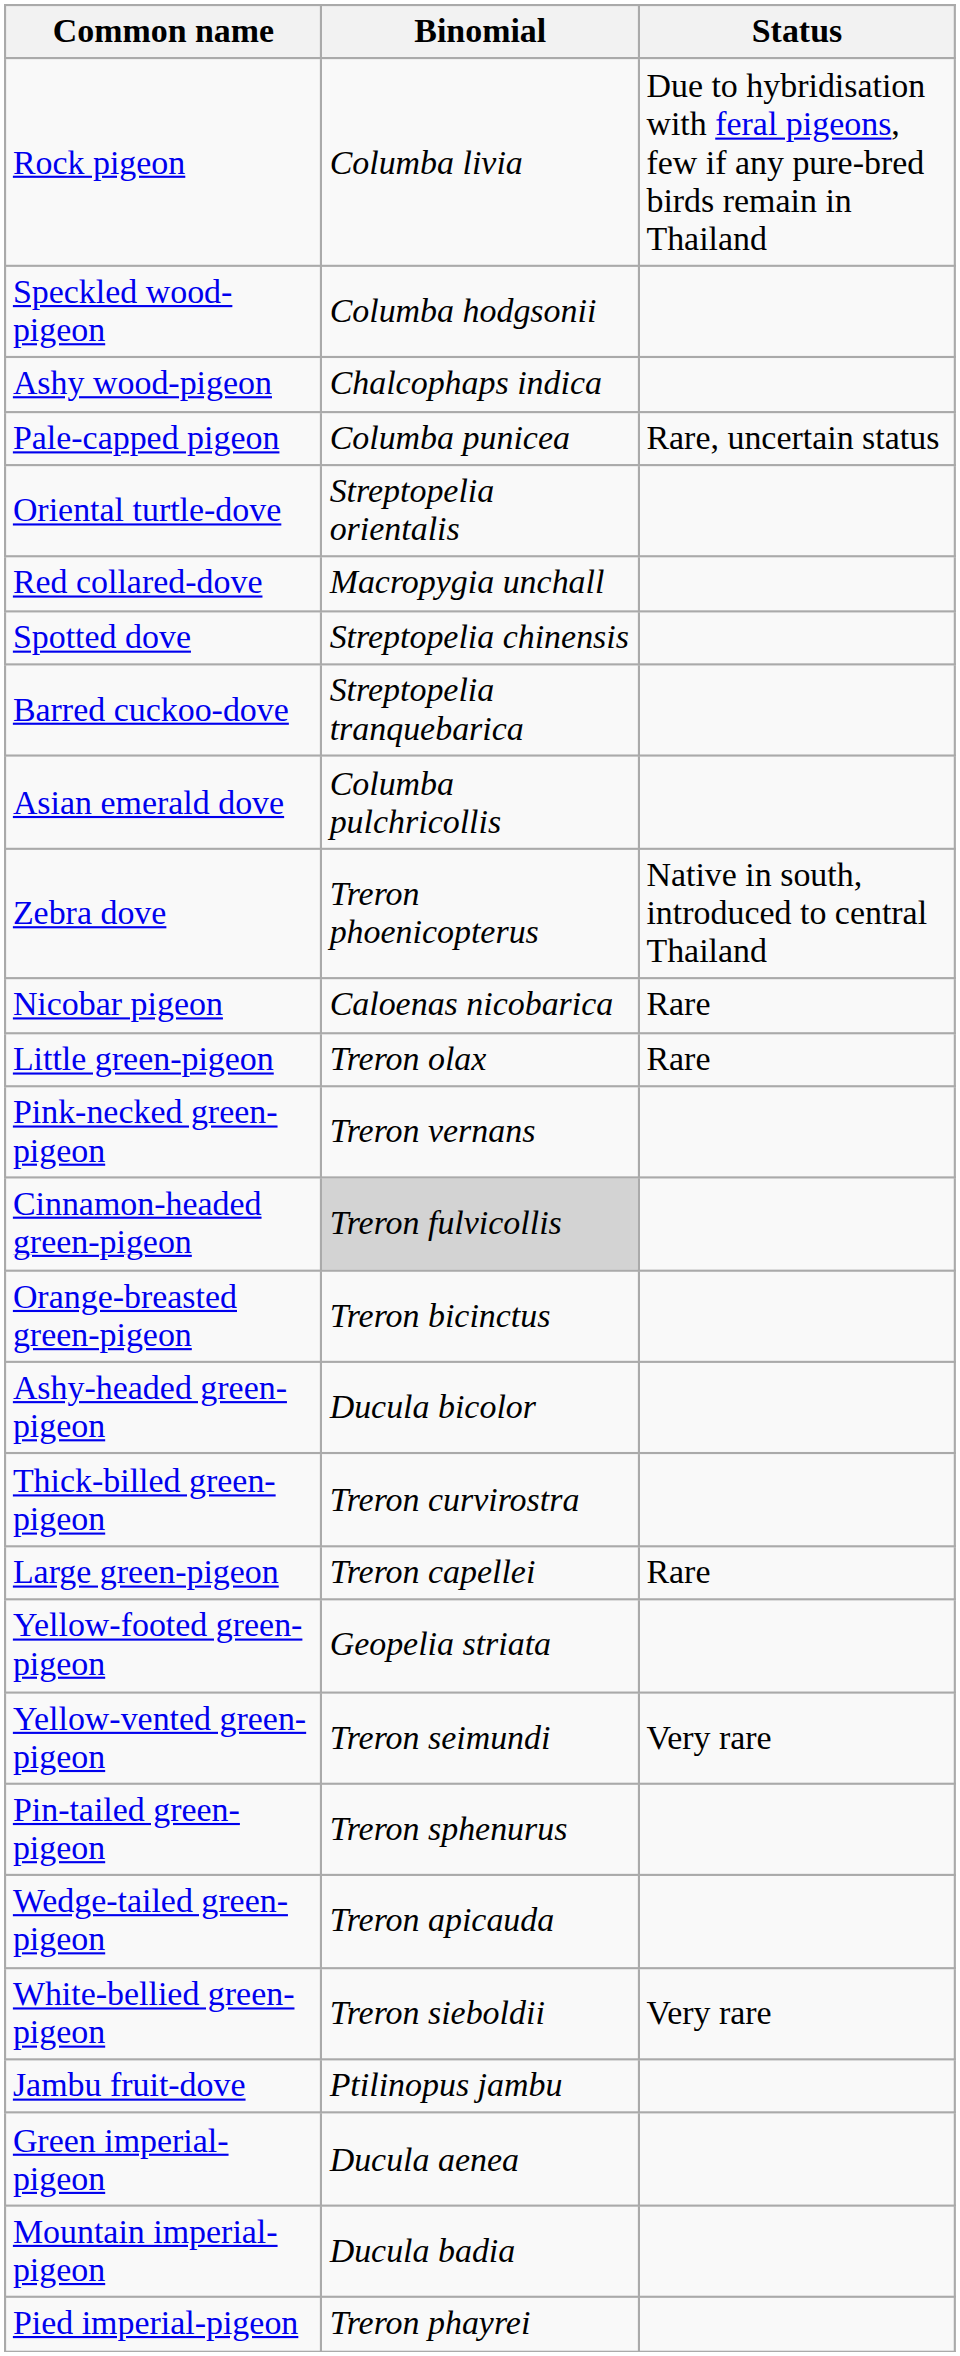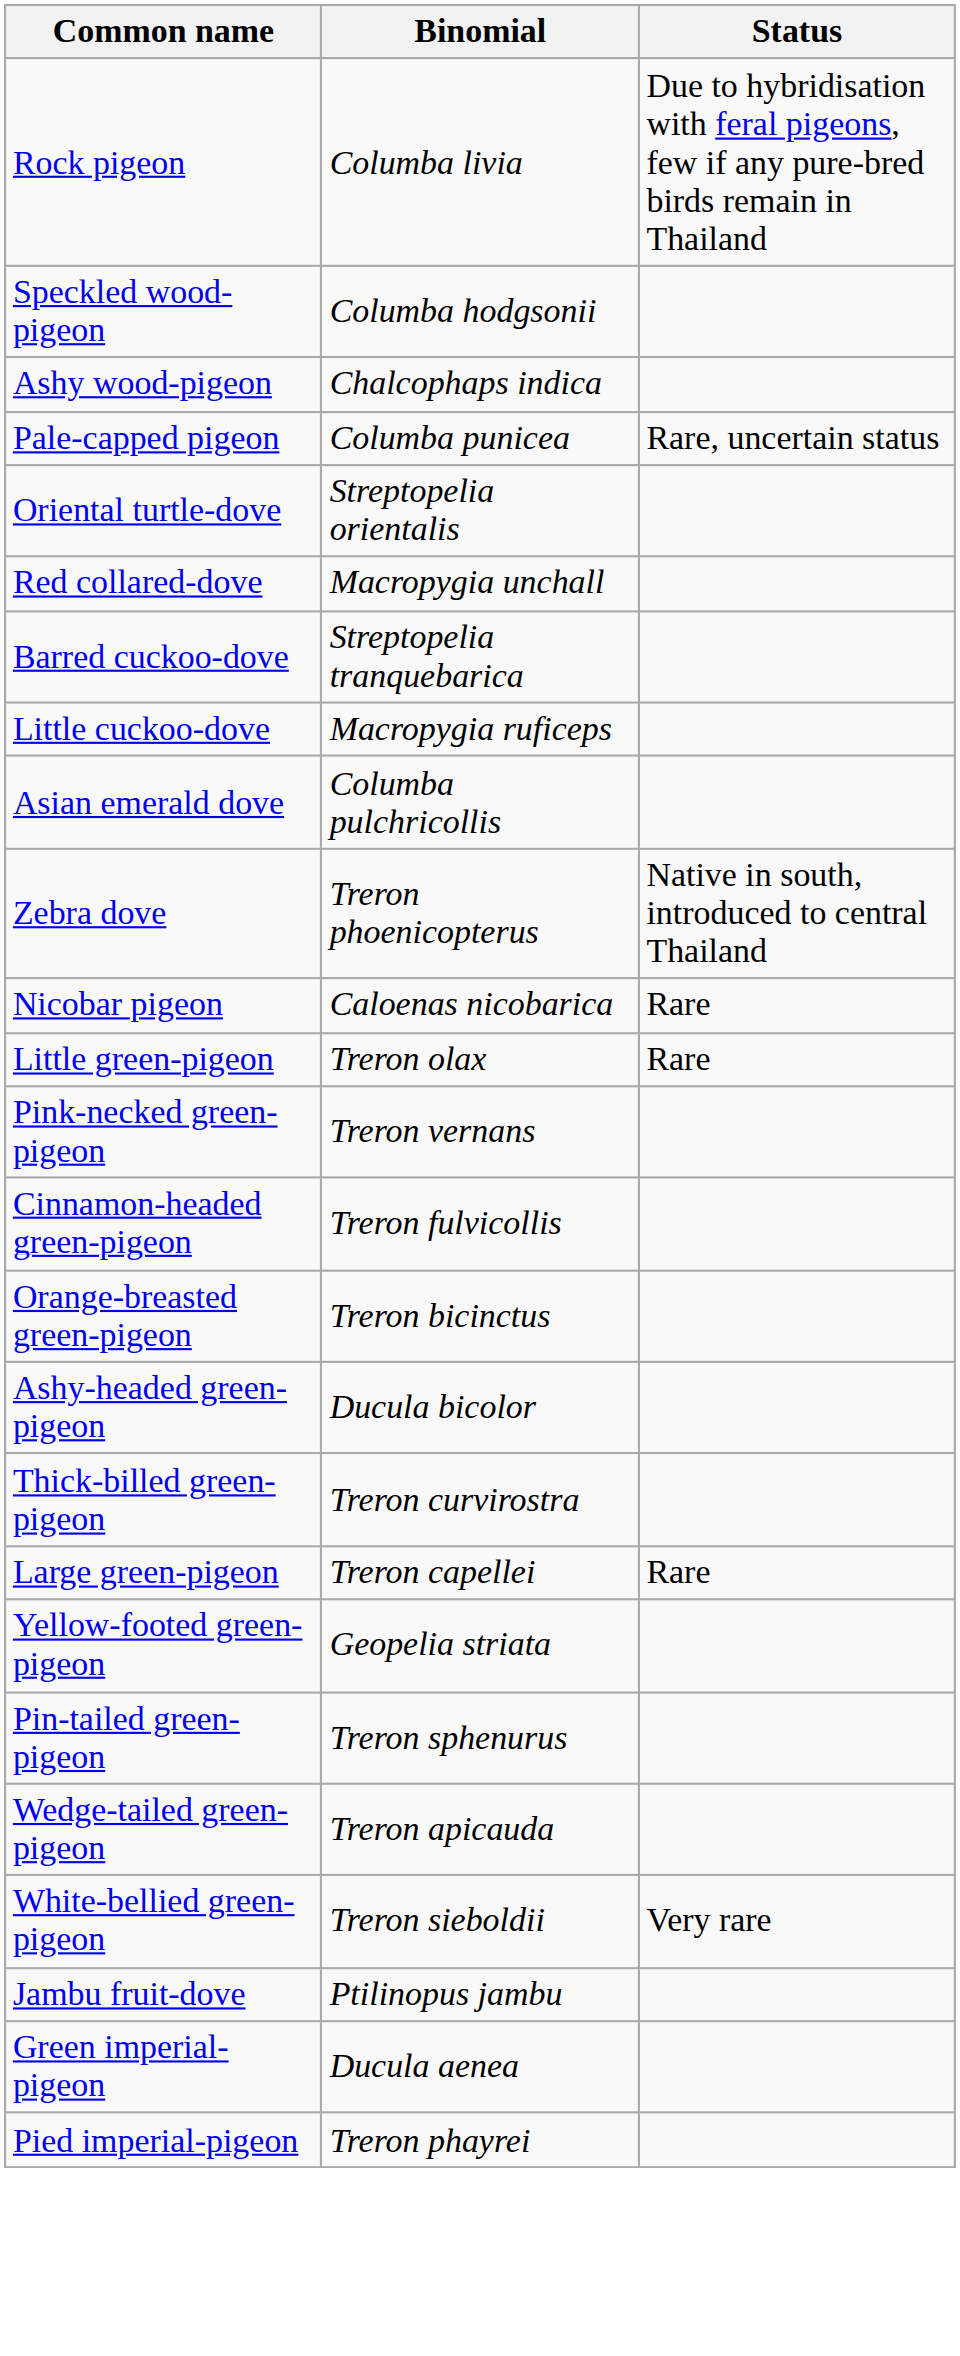- row: (102, 636)
+ row: (141, 728)
(446, 1223) lightgrey background -> (446, 1223) no background
- row: (160, 1736)
- row: (145, 2250)
